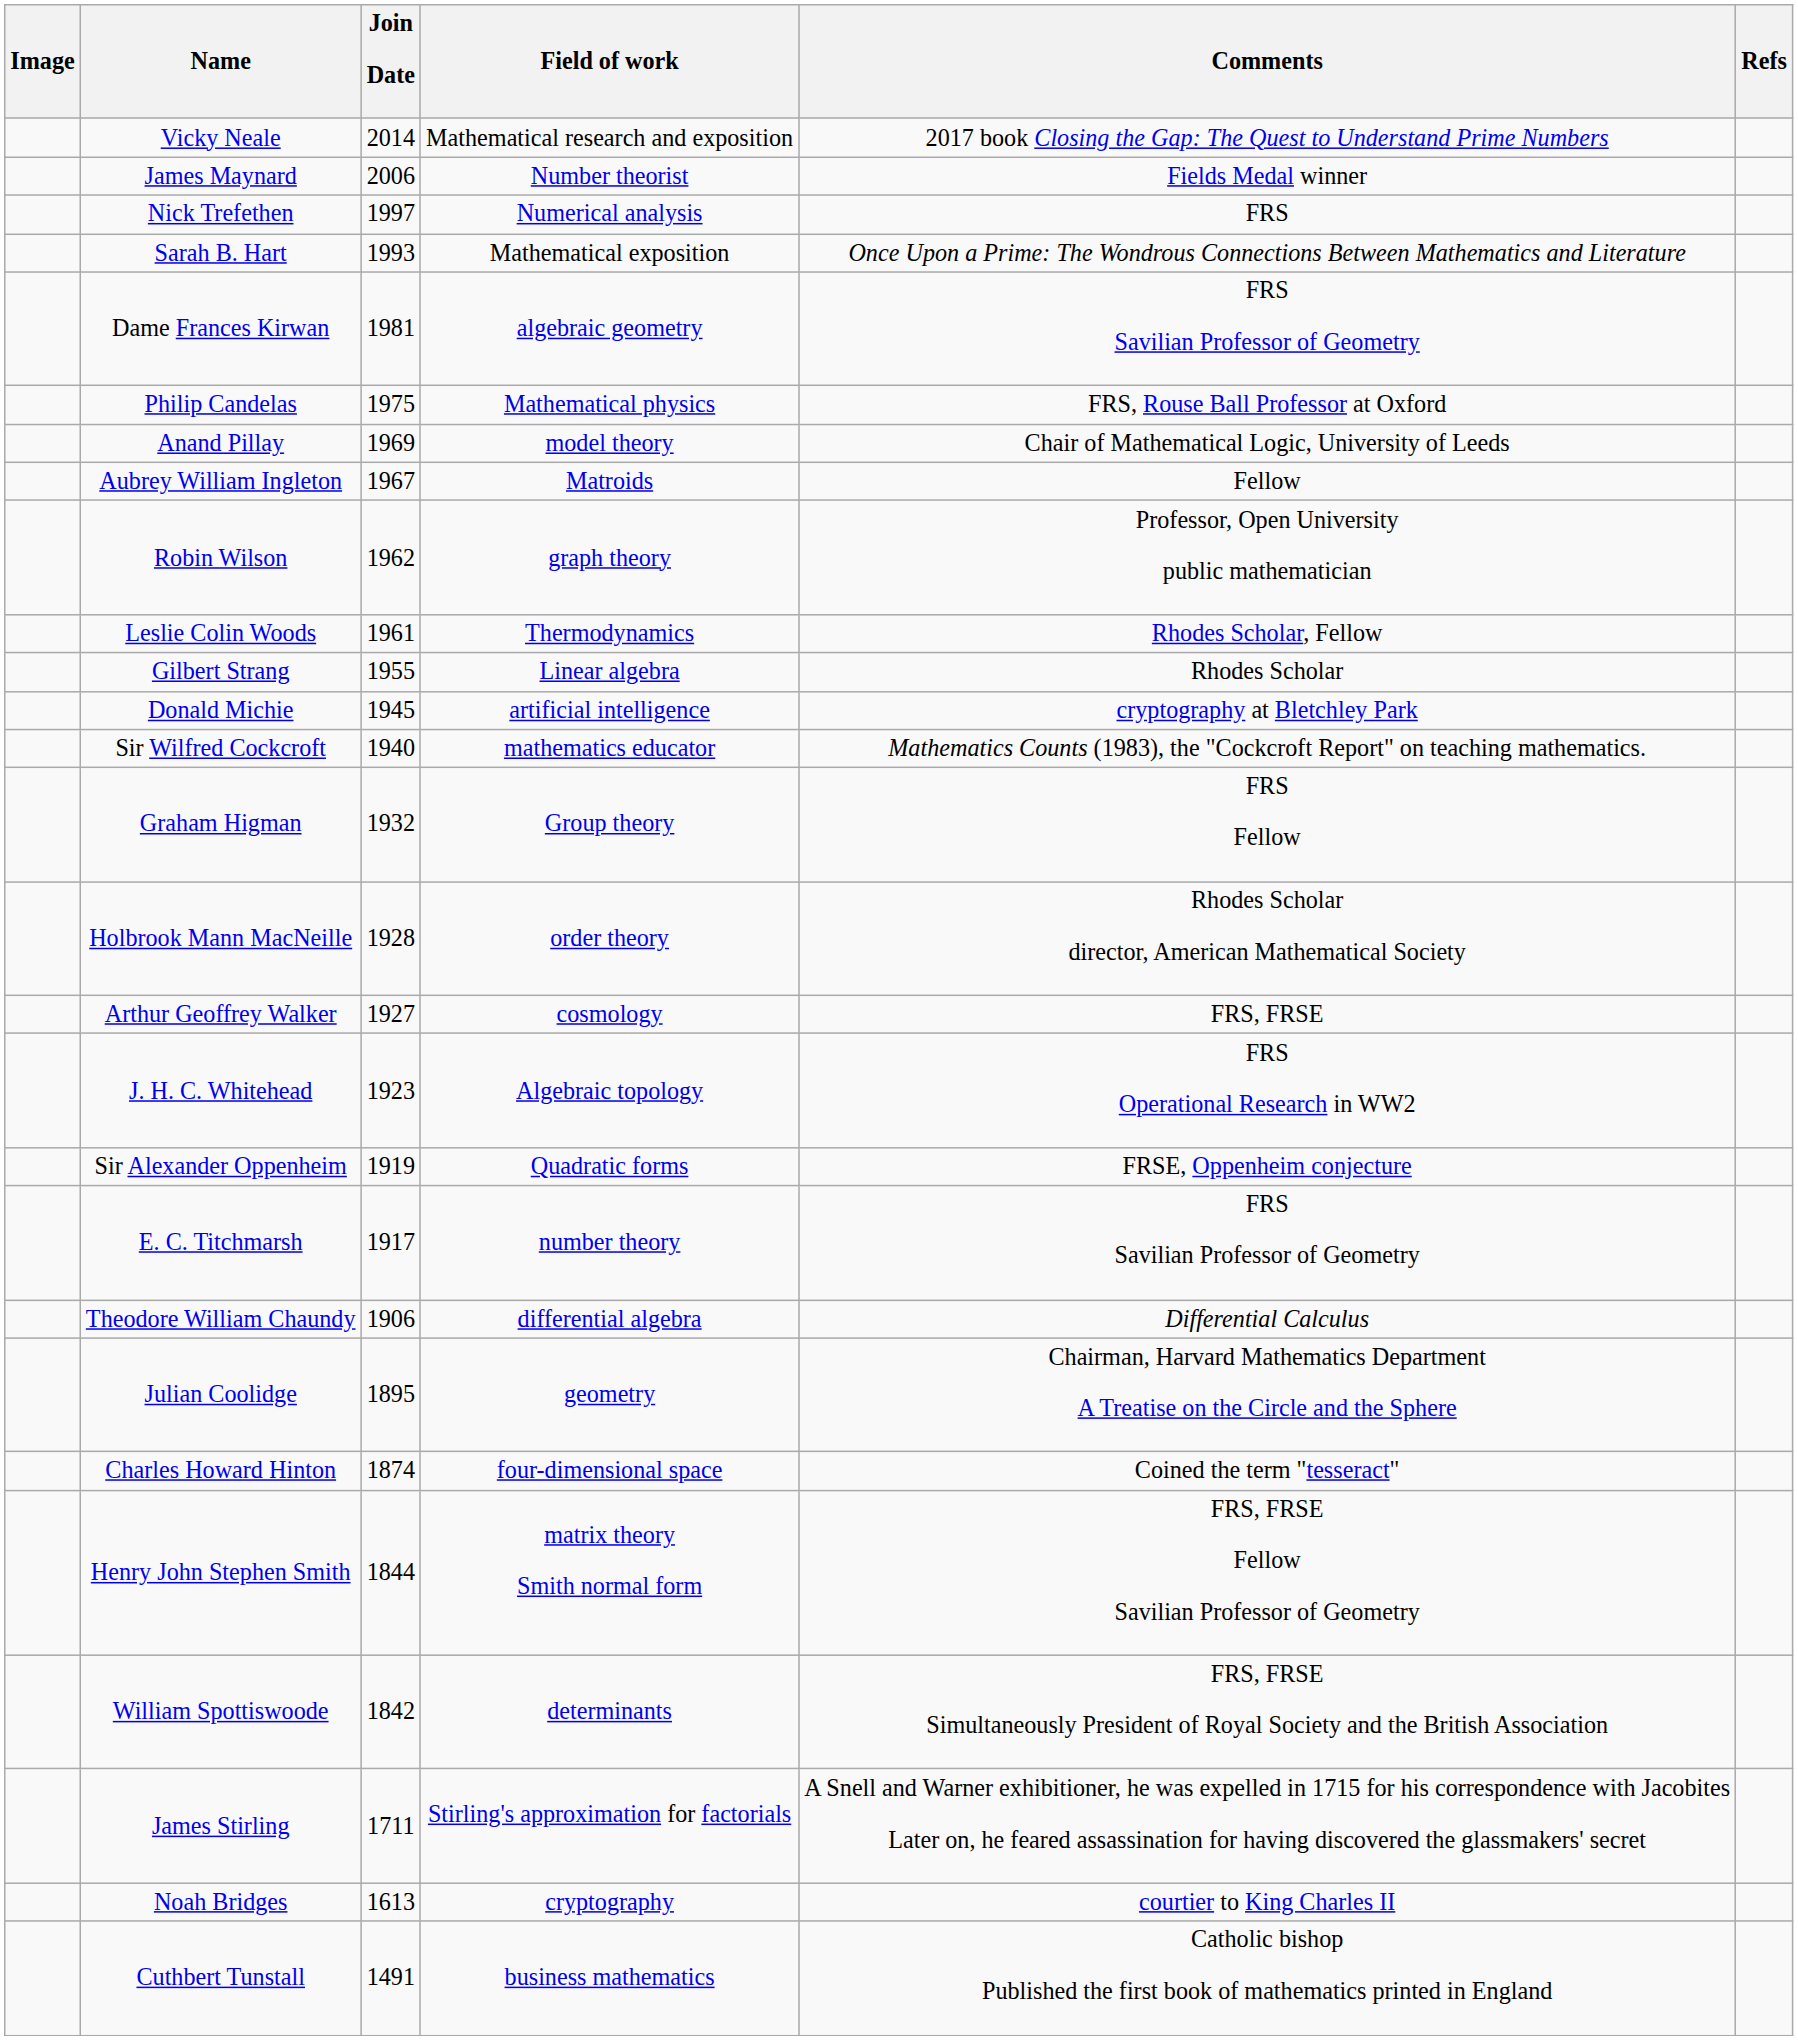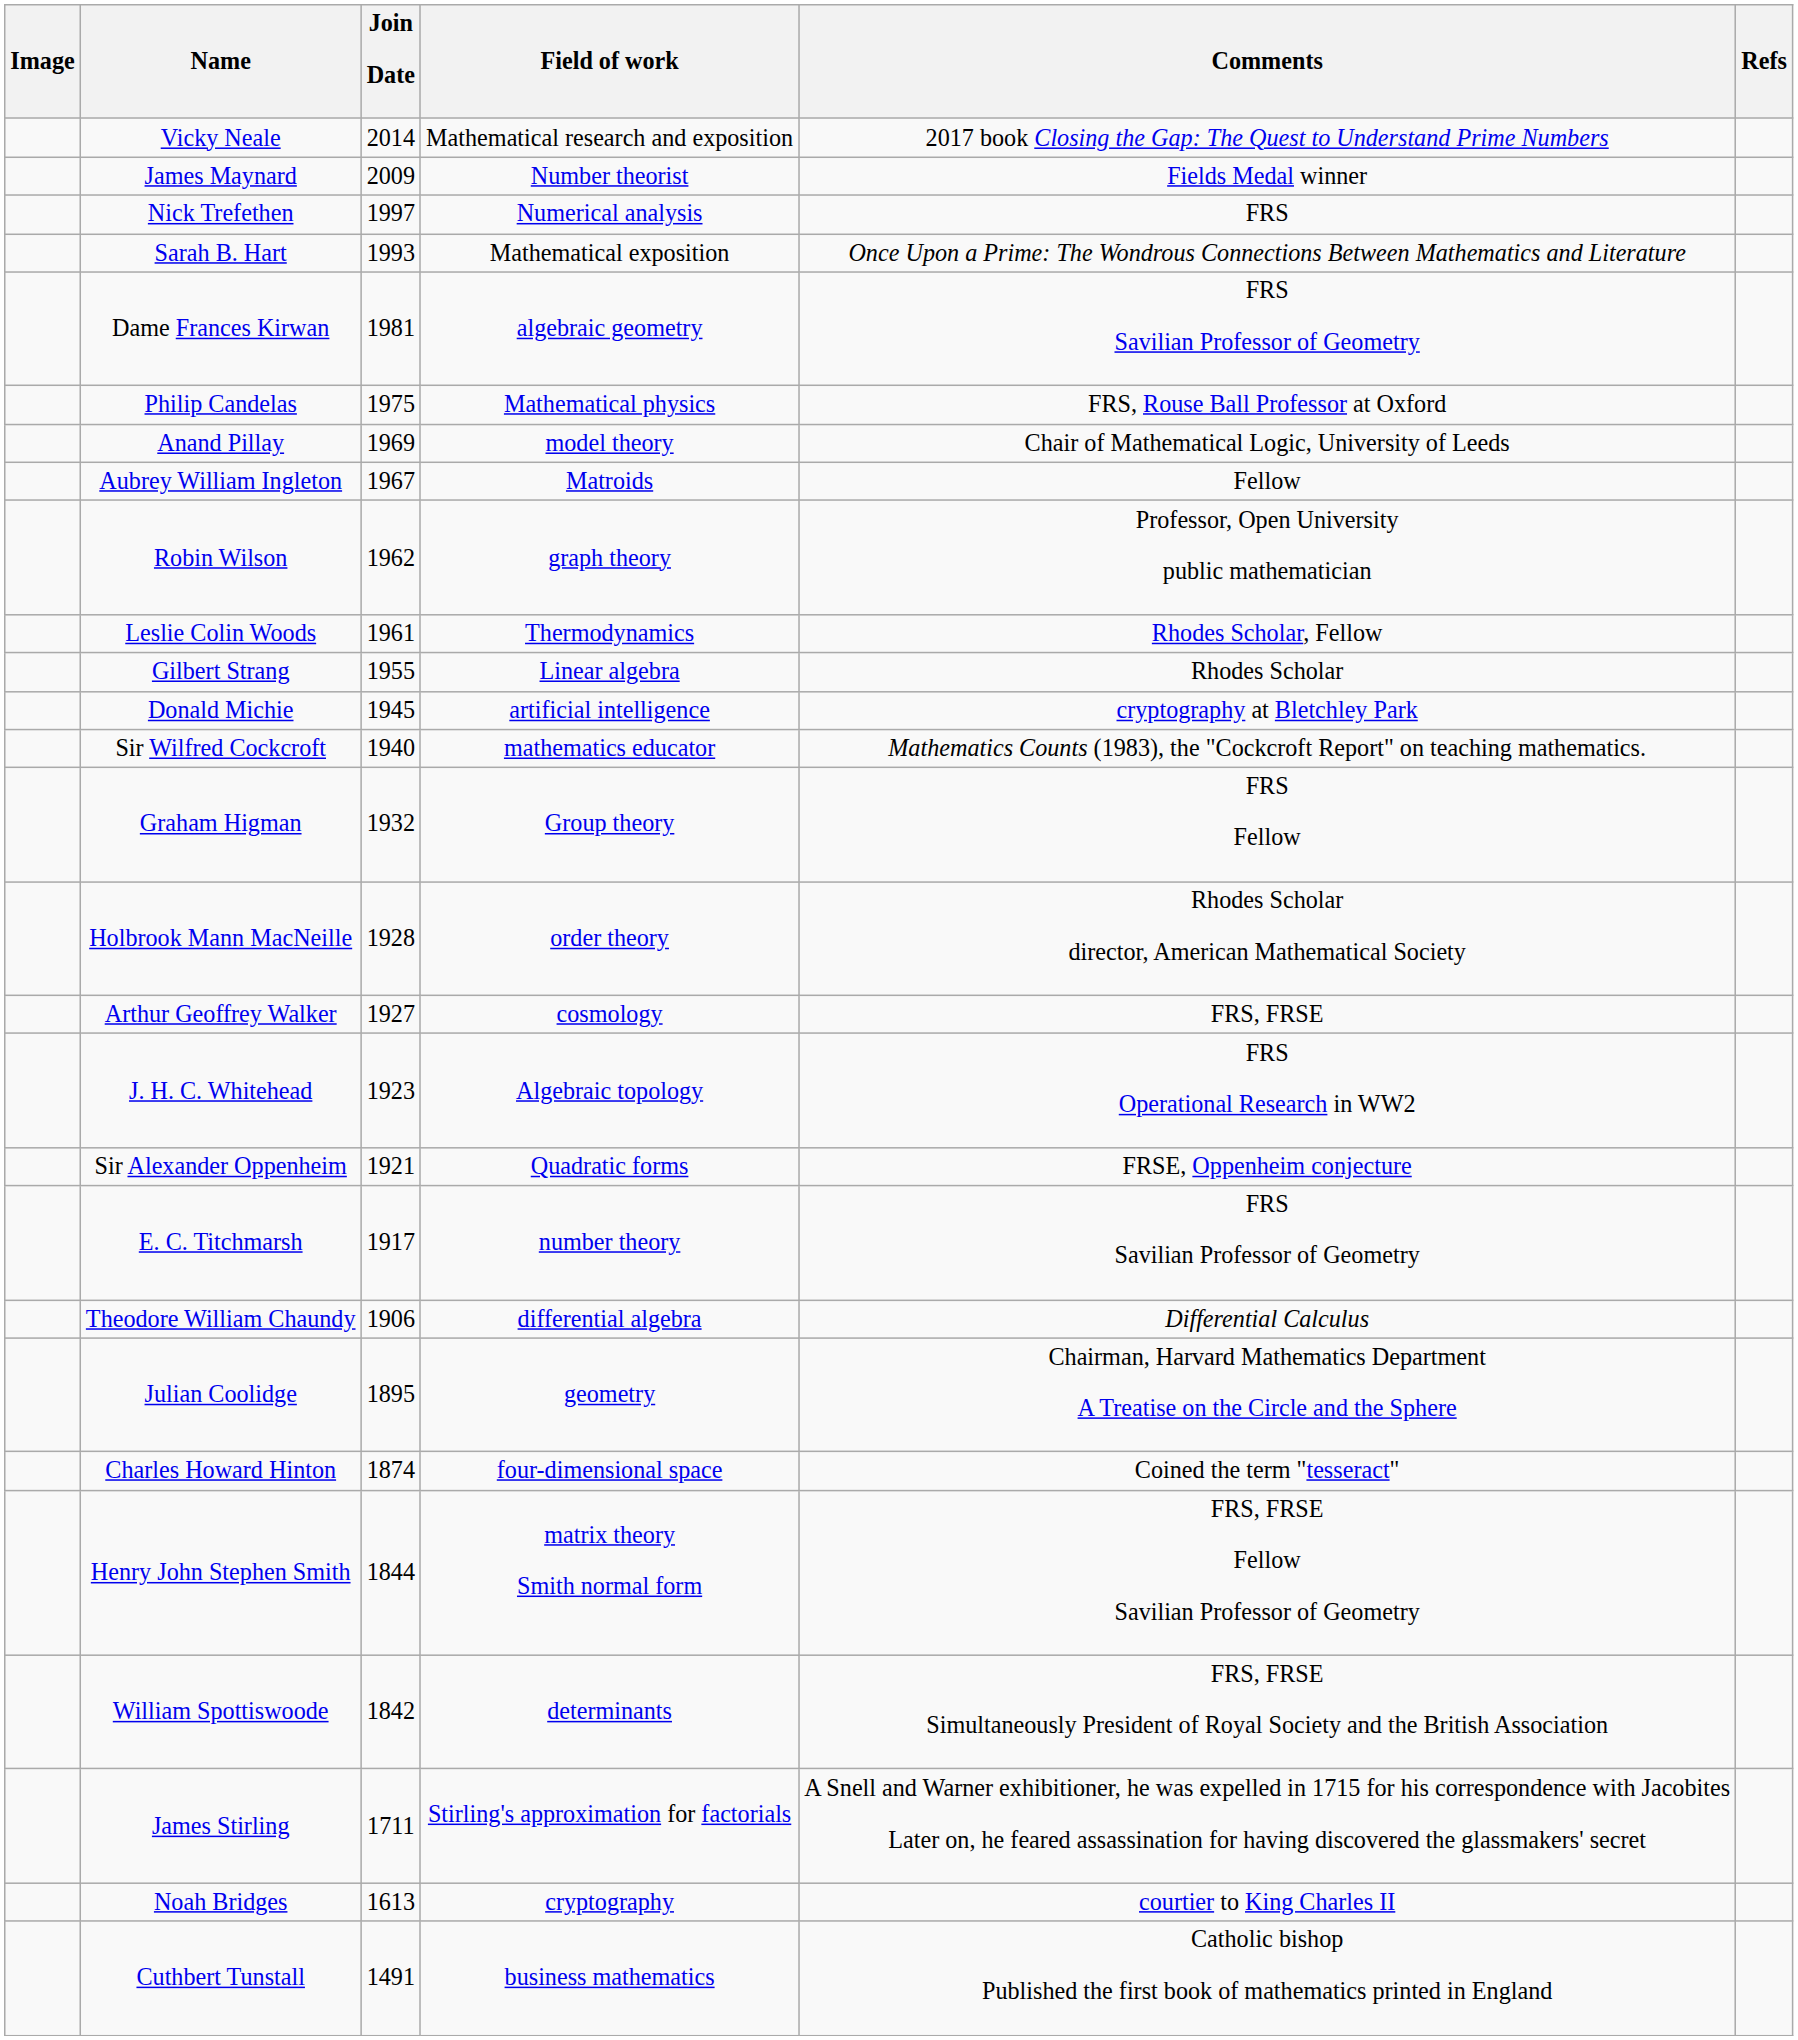(391, 175) 2006 -> (391, 175) 2009
(391, 1166) 1919 -> (391, 1166) 1921
